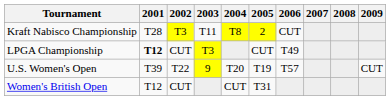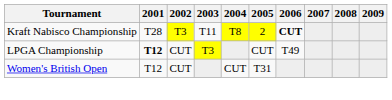(290, 32) normal -> (290, 32) bold
- row: (52, 68)
